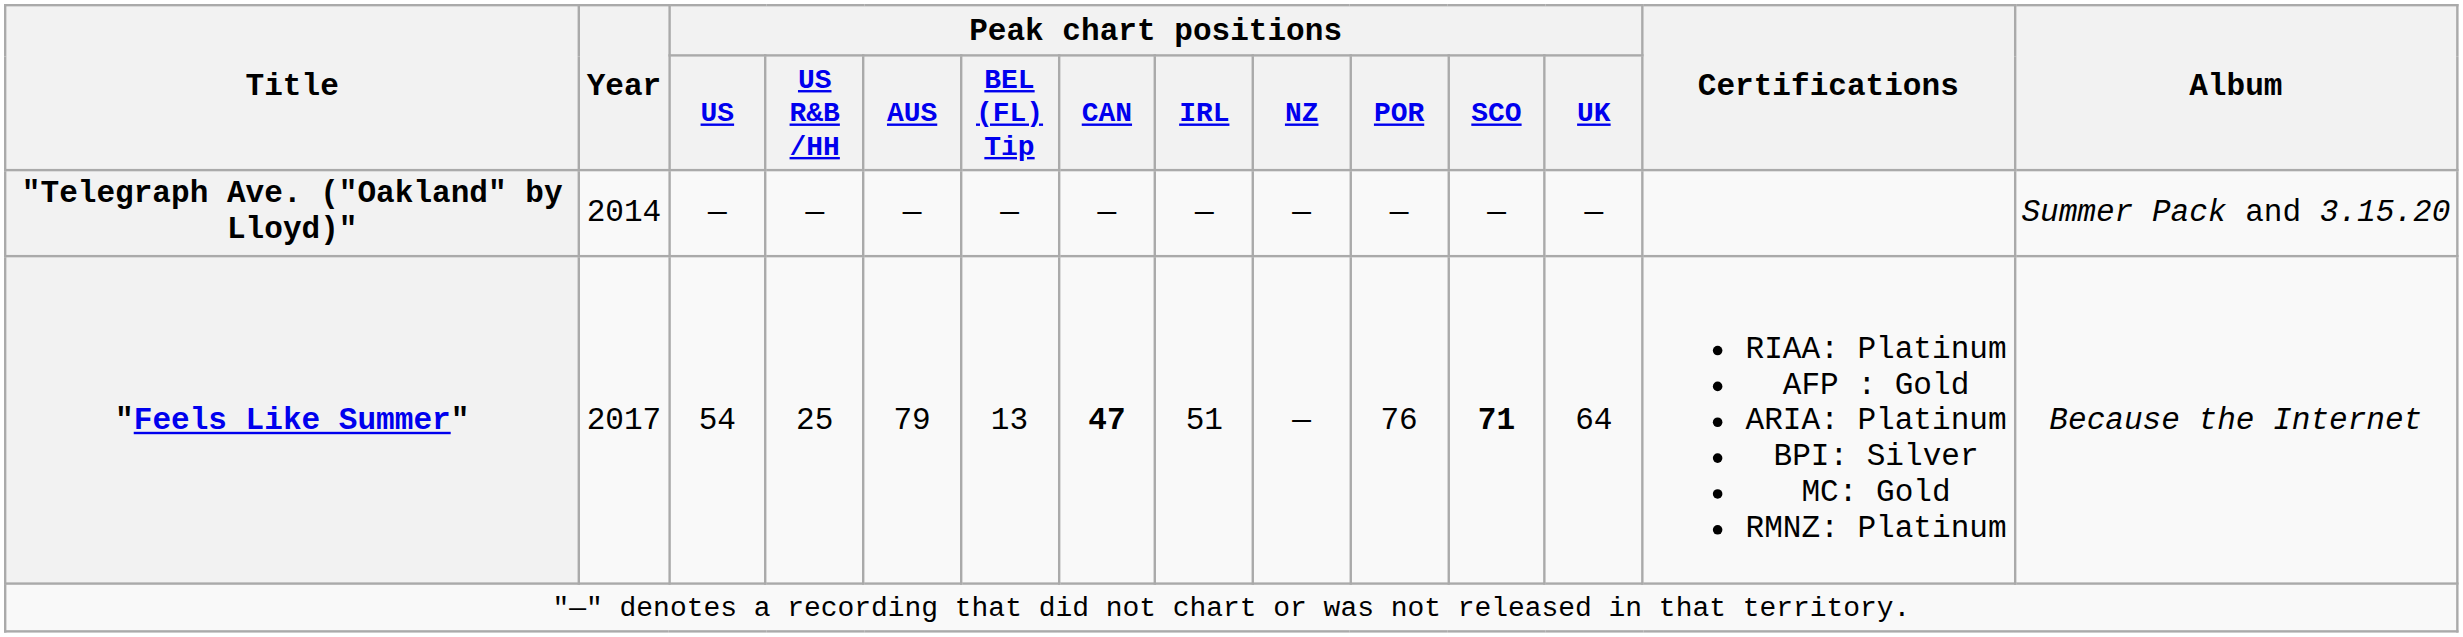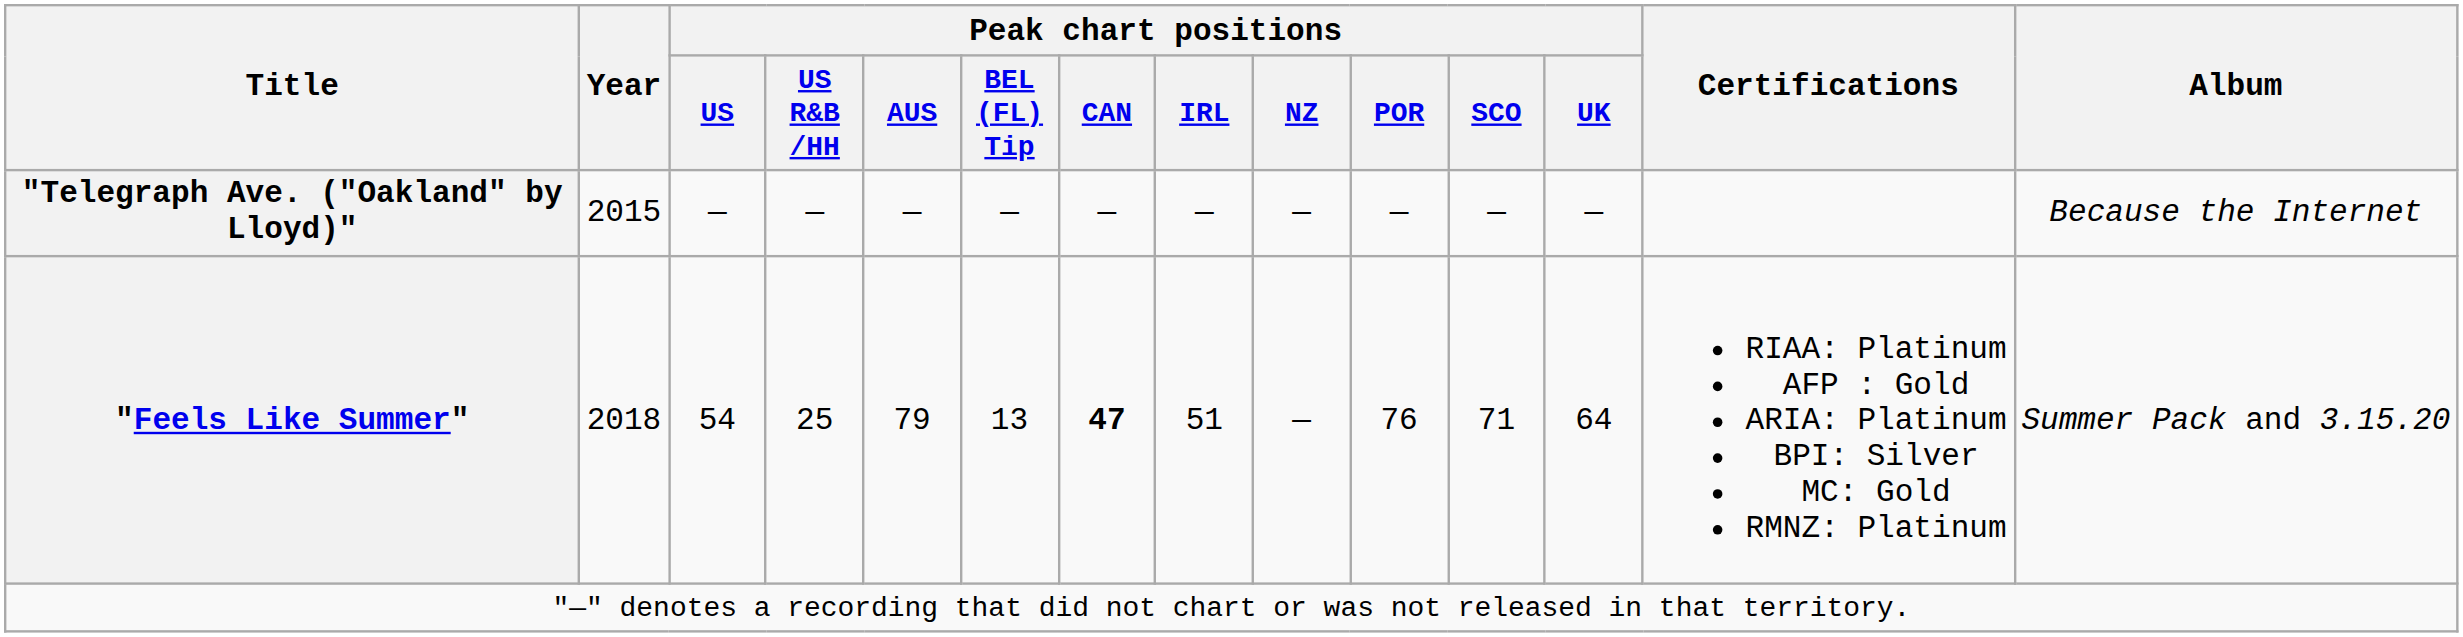(624, 213) 2014 -> (624, 213) 2015
(2236, 213) Summer Pack and 3.15.20 -> (2236, 213) Because the Internet
(624, 420) 2017 -> (624, 420) 2018
(1496, 420) bold -> (1496, 420) normal
(2236, 420) Because the Internet -> (2236, 420) Summer Pack and 3.15.20
